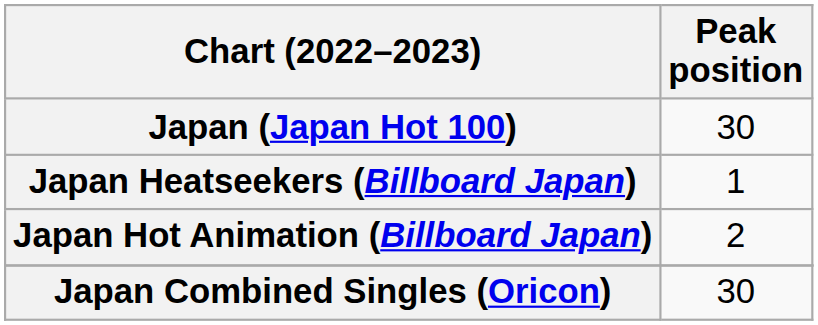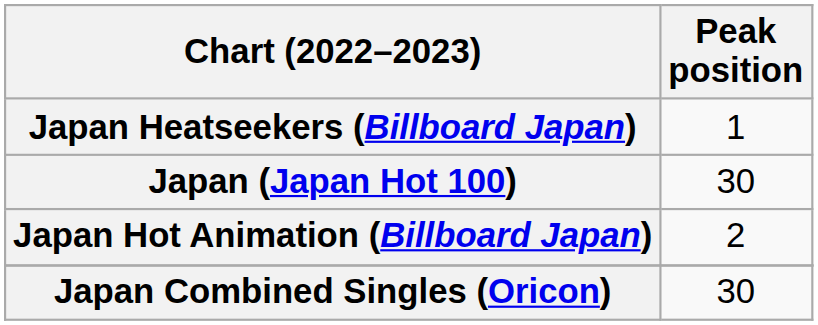rows swapped: (333, 126) <-> (333, 181)
